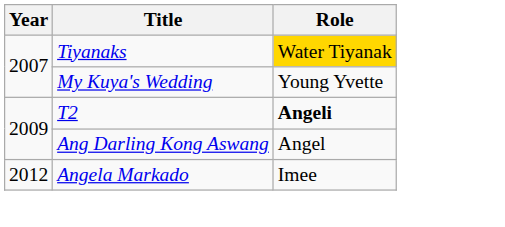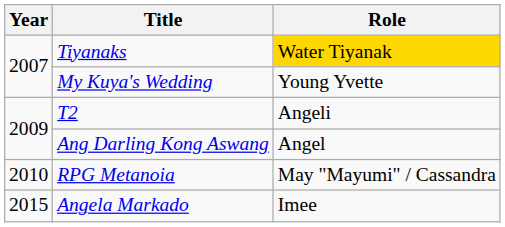(305, 112) bold -> (304, 112) normal
+ row: (116, 174)
(29, 174) 2012 -> (29, 205) 2015
